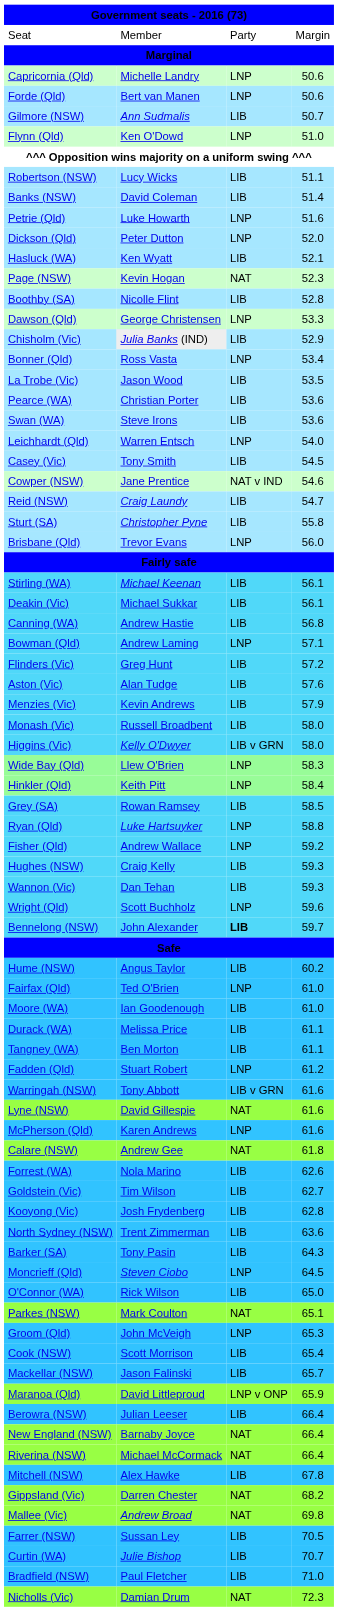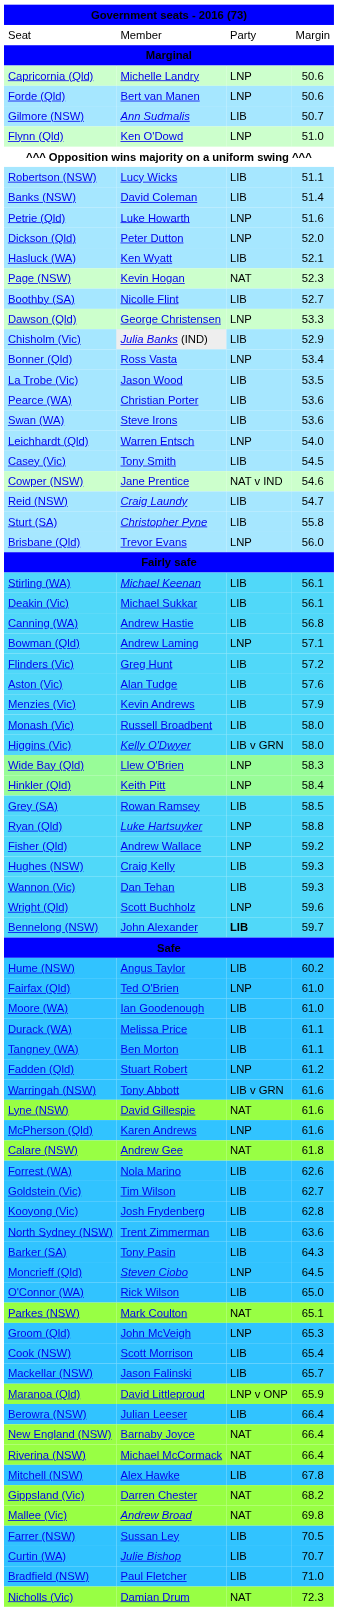(313, 299) 52.8 -> (313, 299) 52.7
